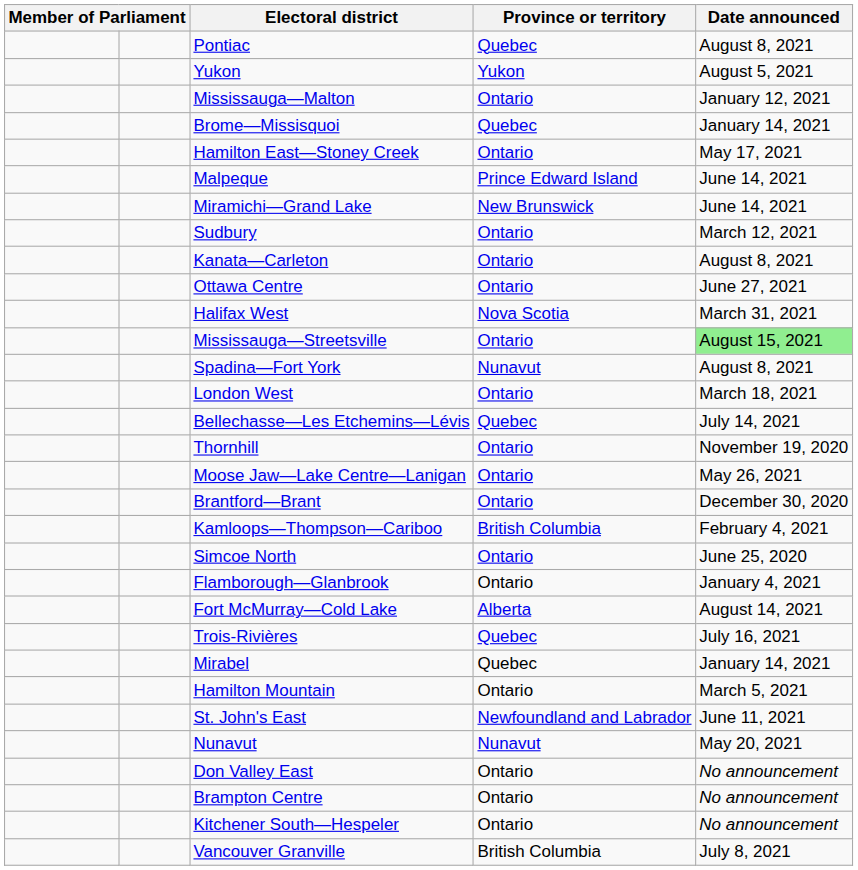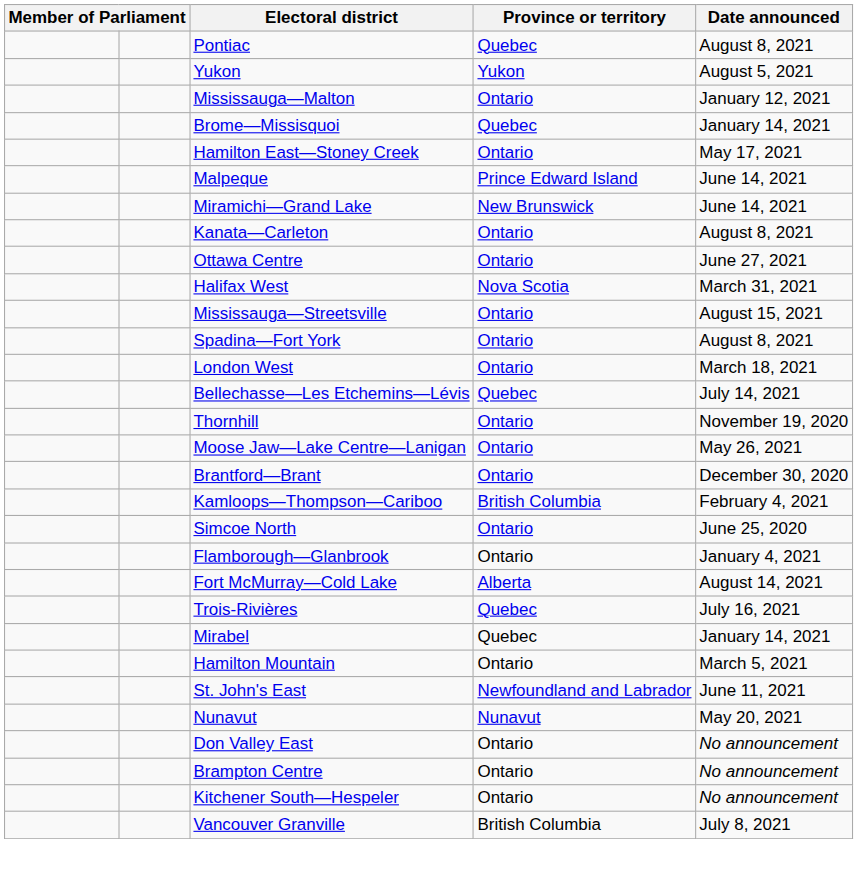- row: (225, 233)
(761, 340) lightgreen background -> (761, 313) no background
(509, 367) Nunavut -> (505, 340) Ontario
